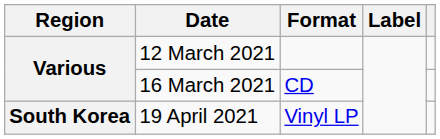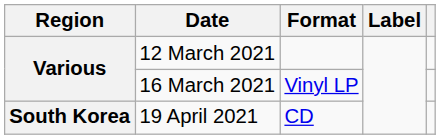(299, 85) CD -> (322, 85) Vinyl LP
(322, 117) Vinyl LP -> (299, 117) CD
